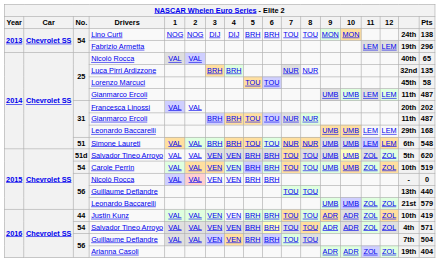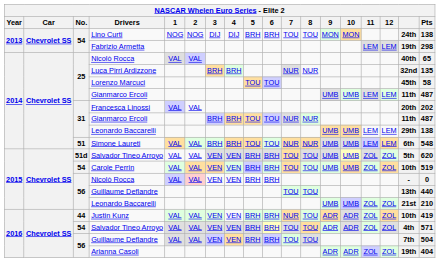(427, 47) 296 -> (427, 47) 298
(427, 131) 168 -> (427, 131) 138
(427, 203) 579 -> (427, 203) 210
(291, 215) TOU -> (291, 215) NUR
